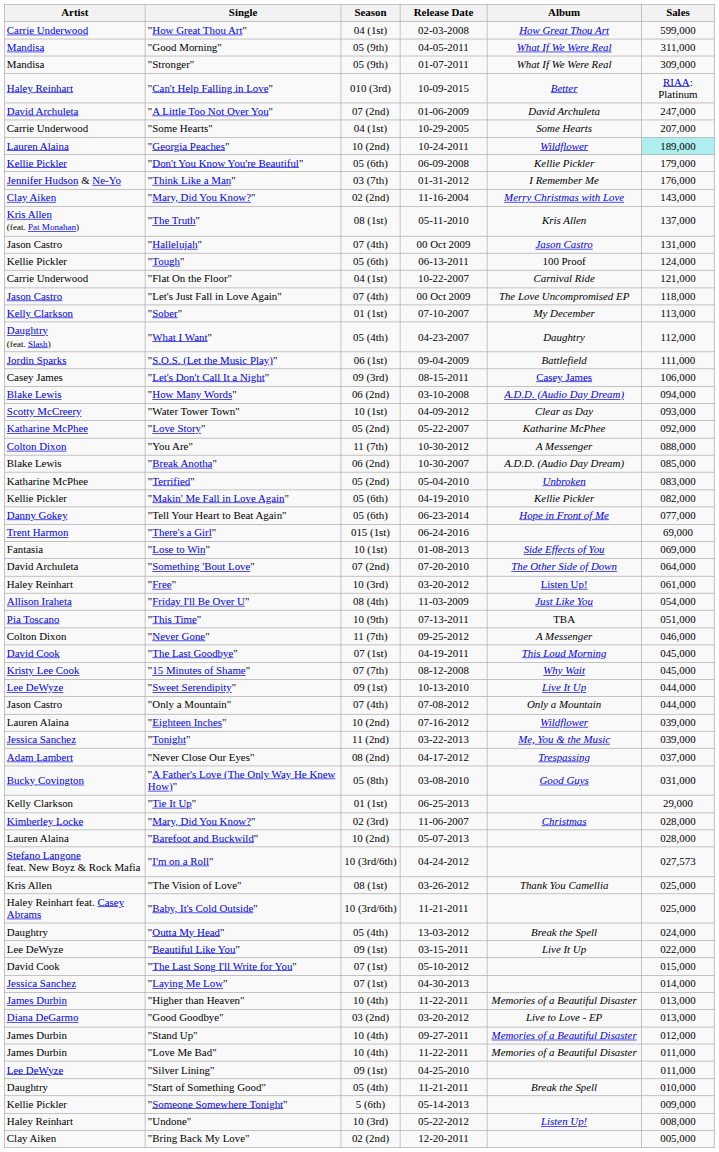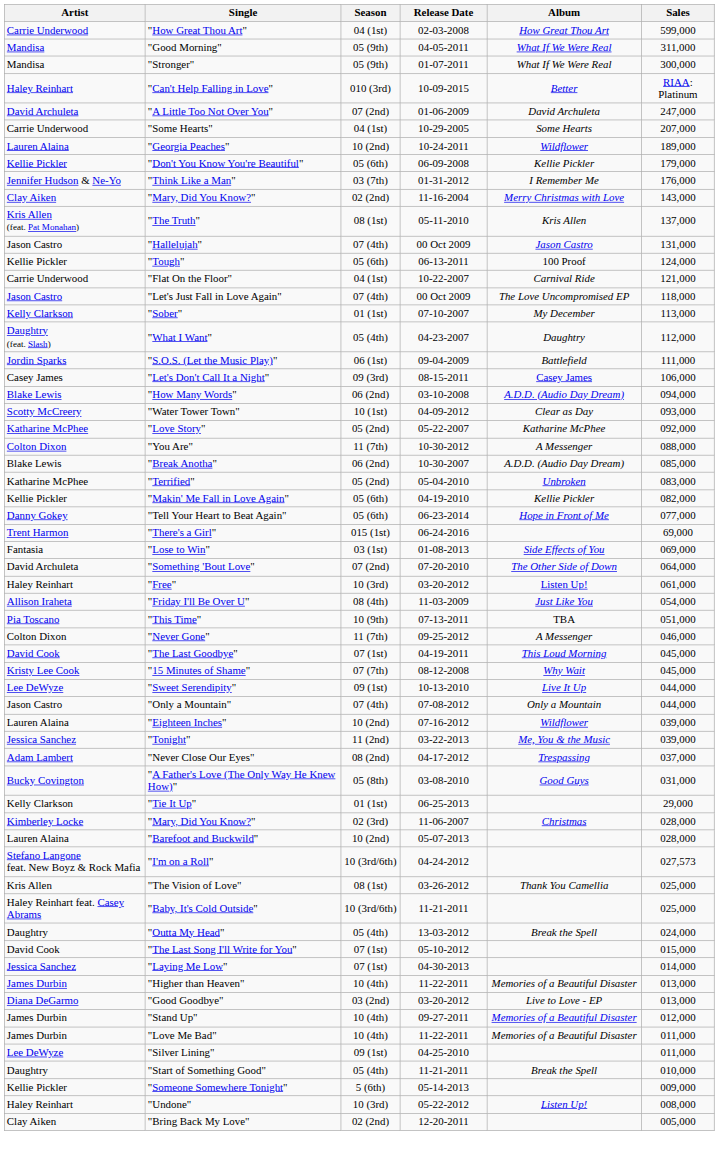(678, 64) 309,000 -> (678, 64) 300,000
(678, 146) paleturquoise background -> (678, 146) no background
(370, 550) 10 (1st) -> (370, 550) 03 (1st)
- row: (194, 949)
